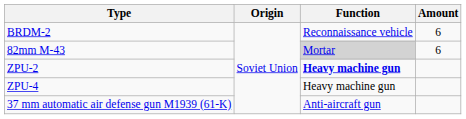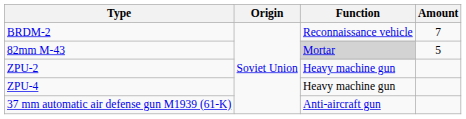(438, 31) 6 -> (438, 31) 7
(438, 50) 6 -> (438, 50) 5
(352, 68) bold -> (349, 68) normal
